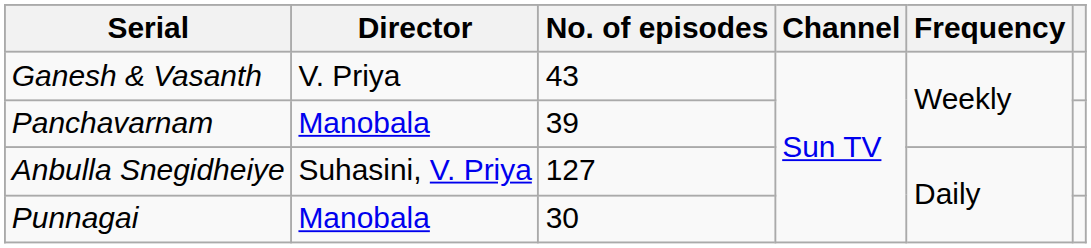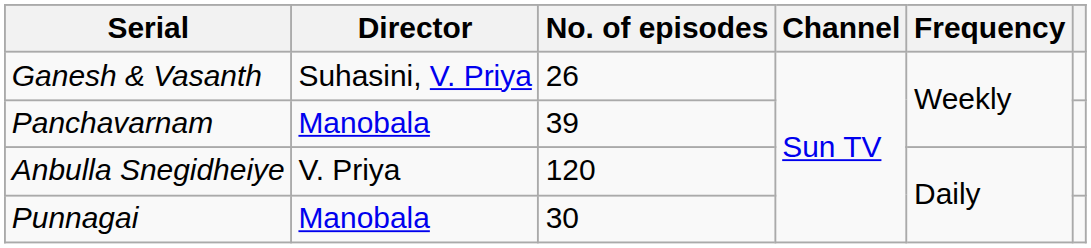(349, 75) V. Priya -> (415, 75) Suhasini, V. Priya
(562, 75) 43 -> (562, 75) 26
(415, 170) Suhasini, V. Priya -> (349, 170) V. Priya
(571, 170) 127 -> (571, 170) 120
